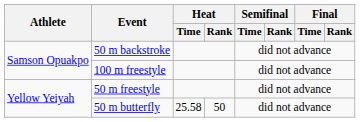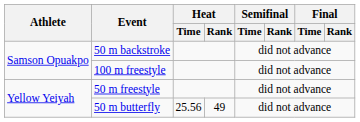(189, 108) 25.58 -> (189, 108) 25.56
(220, 108) 50 -> (220, 108) 49
